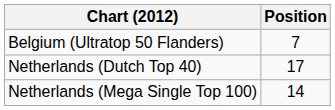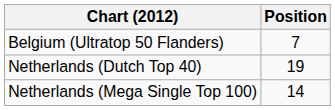(296, 67) 17 -> (296, 67) 19
